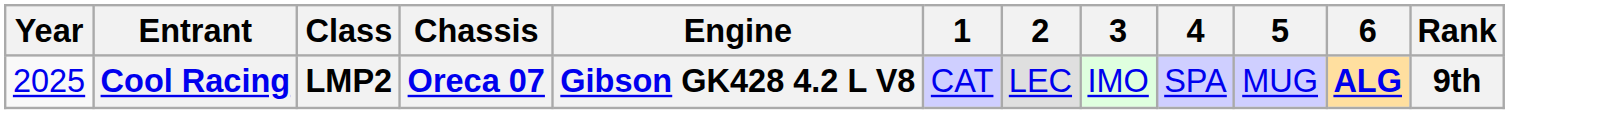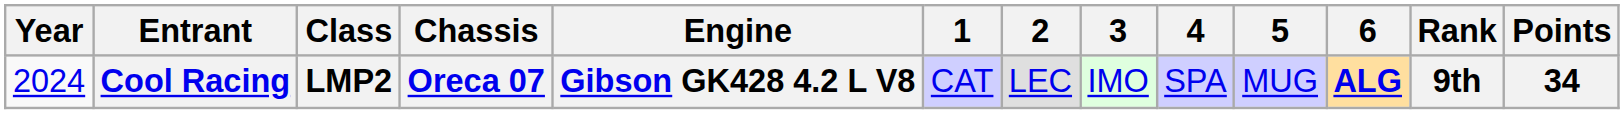+ column: (1562, 30)
(49, 82) 2025 -> (49, 82) 2024
